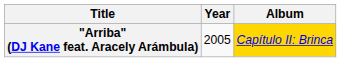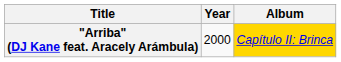(217, 40) 2005 -> (217, 40) 2000
